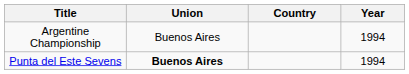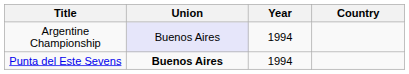columns swapped: (295, 13) <-> (373, 13)
(187, 37) no background -> (187, 37) lavender background
